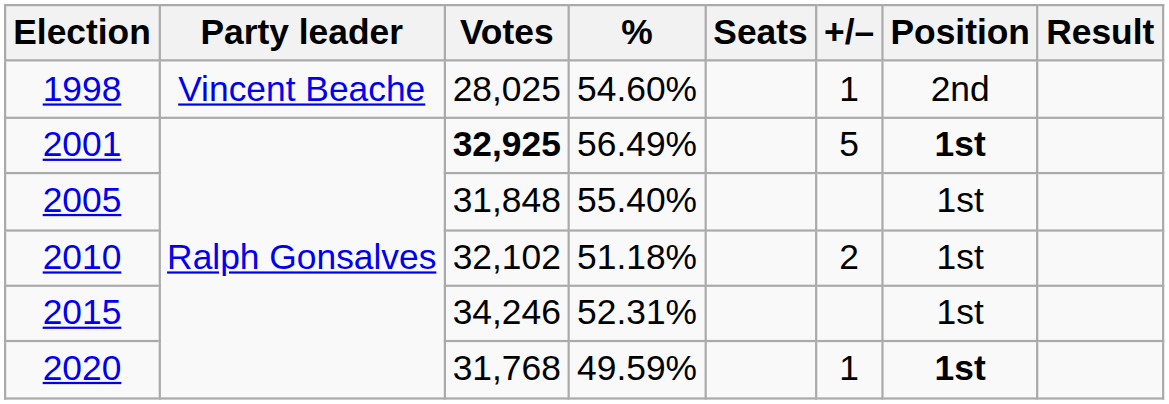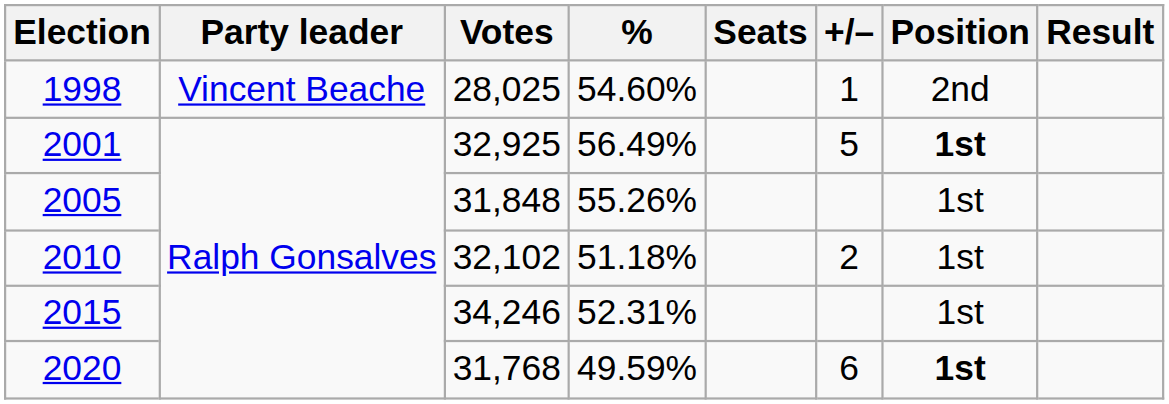(507, 144) bold -> (507, 144) normal
(637, 200) 55.40% -> (637, 200) 55.26%
(849, 369) 1 -> (849, 369) 6
